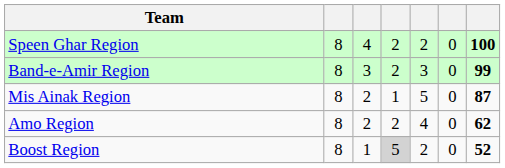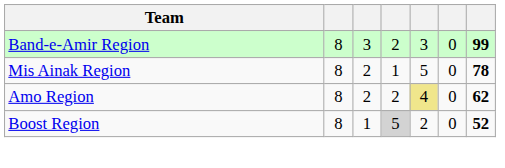- row: (74, 44)
(483, 96) 87 -> (481, 70) 78
(424, 123) no background -> (424, 96) khaki background
